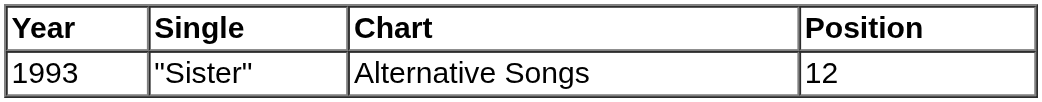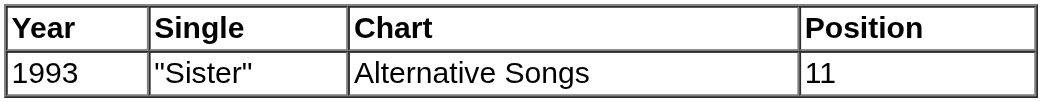(821, 73) 12 -> (820, 73) 11
